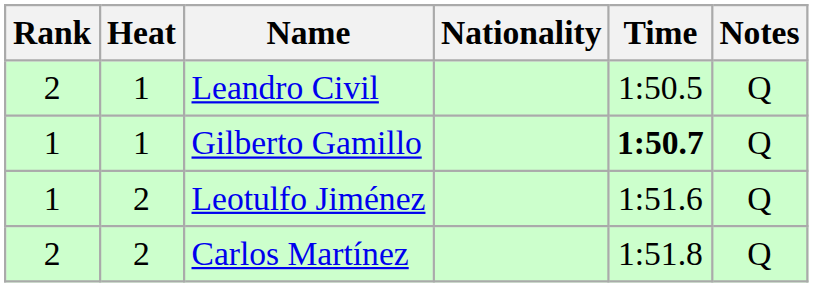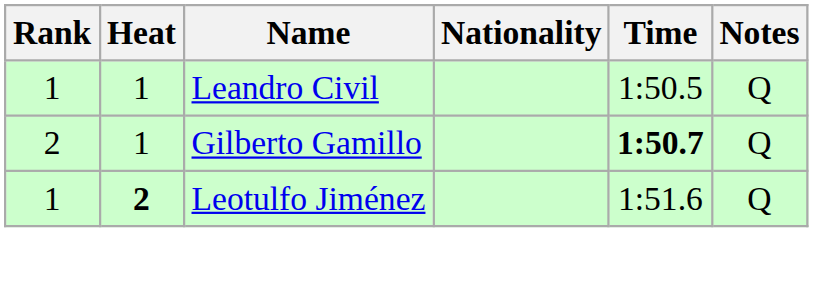(52, 87) 2 -> (52, 87) 1
(52, 143) 1 -> (52, 143) 2
(141, 198) normal -> (141, 198) bold
- row: (300, 253)
